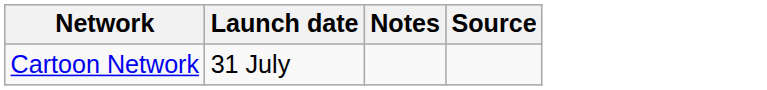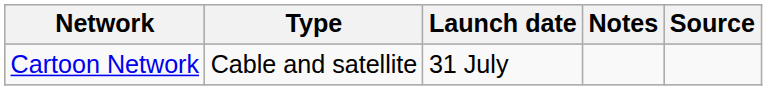+ column: (314, 24)
